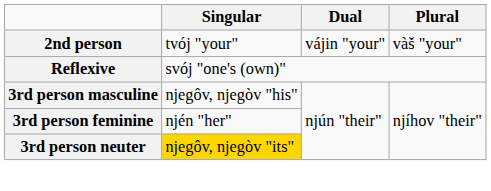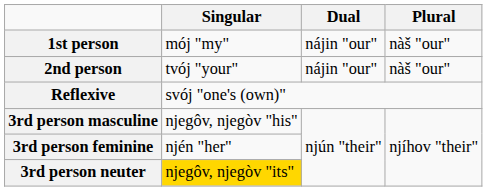+ row: (83, 43)
(345, 43) vájin "your" -> (341, 69) nájin "our"
(427, 43) vàš "your" -> (420, 69) nàš "our"
